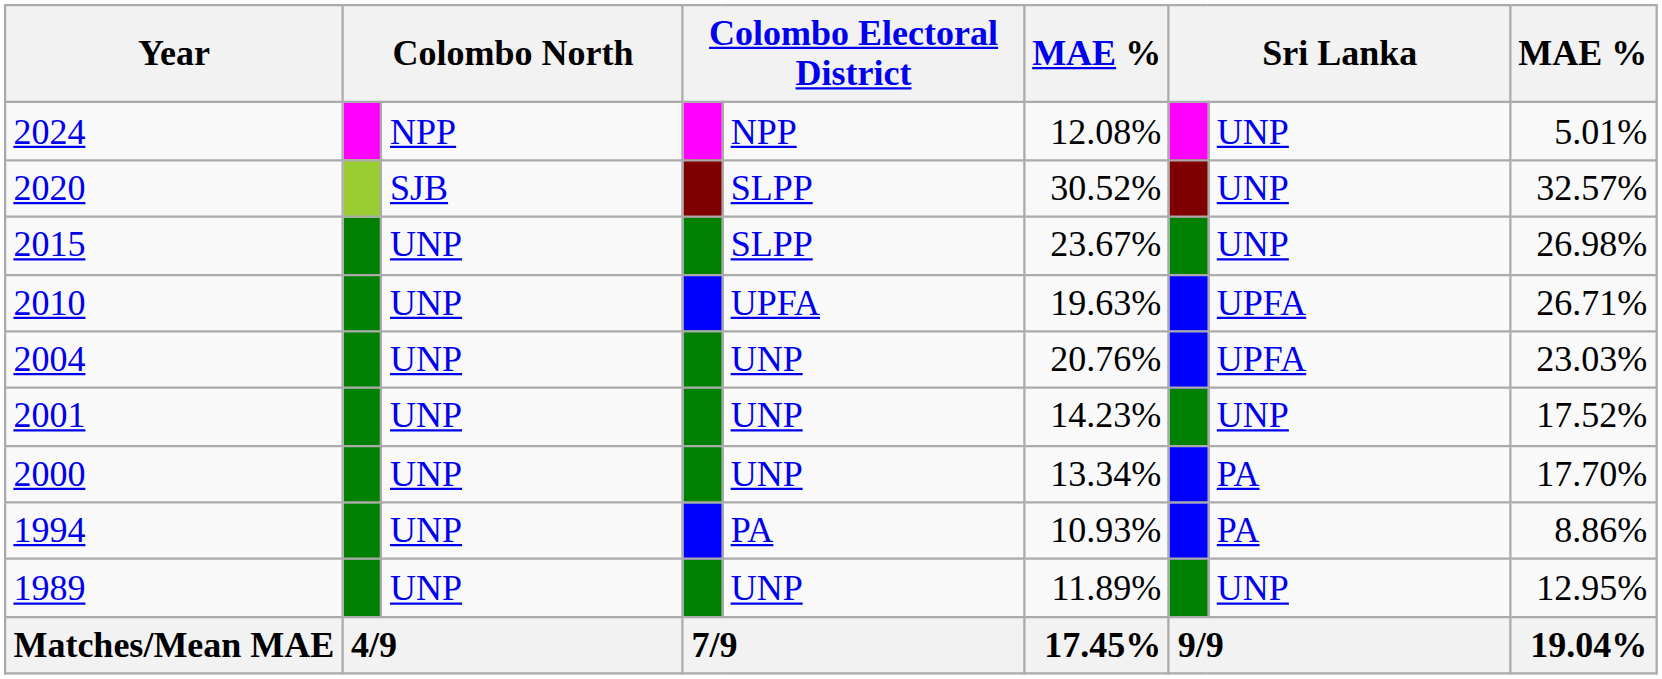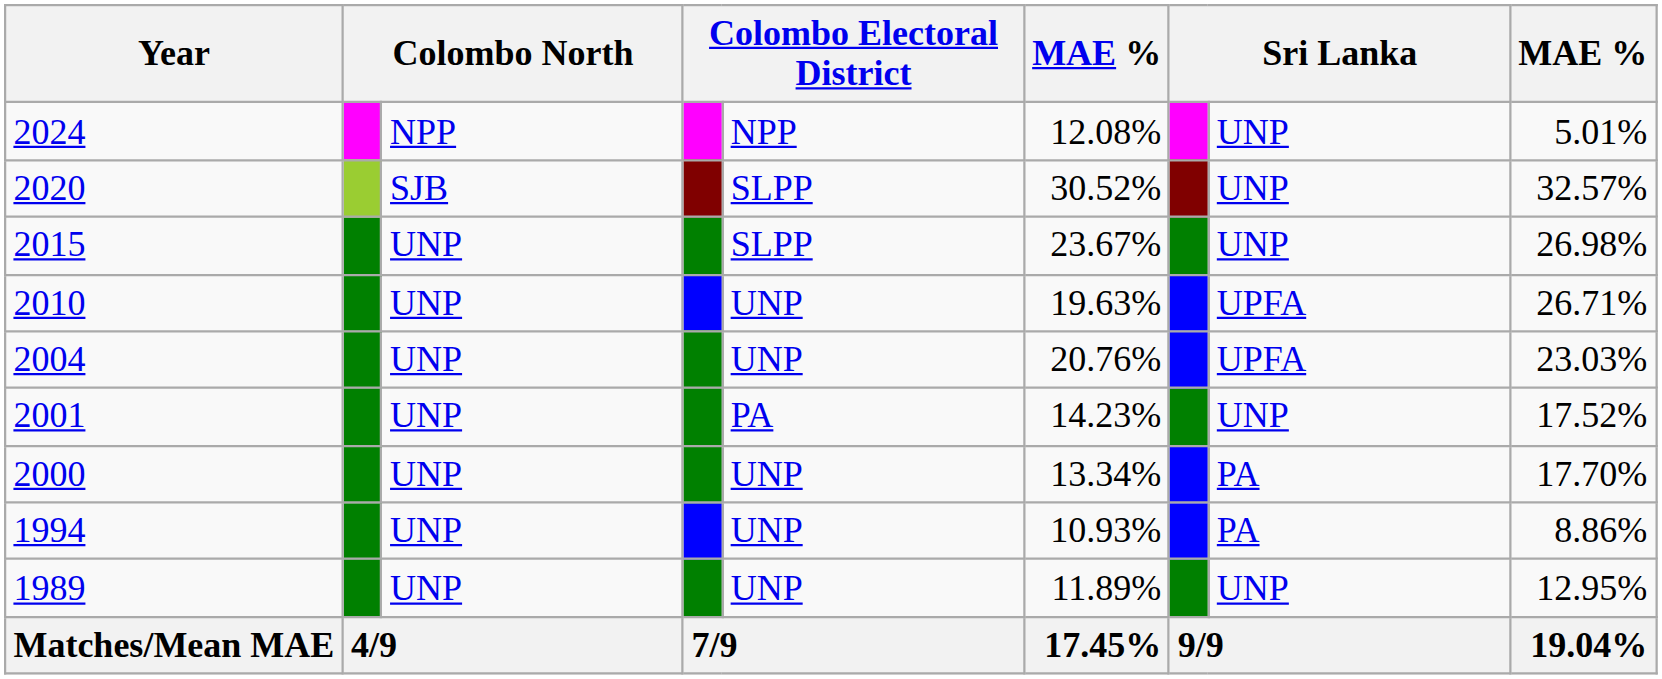(775, 301) UPFA -> (767, 301) UNP
(767, 416) UNP -> (752, 416) PA
(752, 530) PA -> (767, 530) UNP
